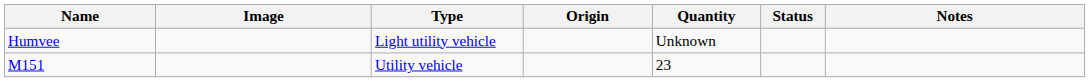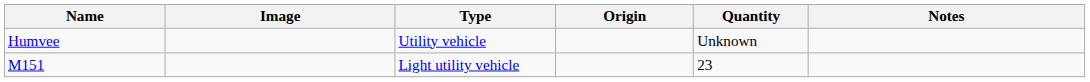- column: (793, 16)
(435, 40) Light utility vehicle -> (442, 40) Utility vehicle
(419, 64) Utility vehicle -> (459, 64) Light utility vehicle
